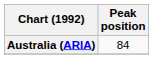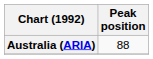(123, 44) 84 -> (123, 44) 88
